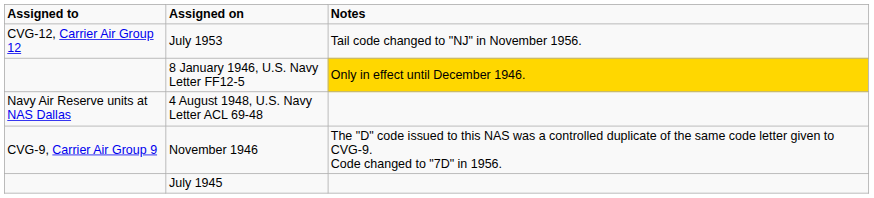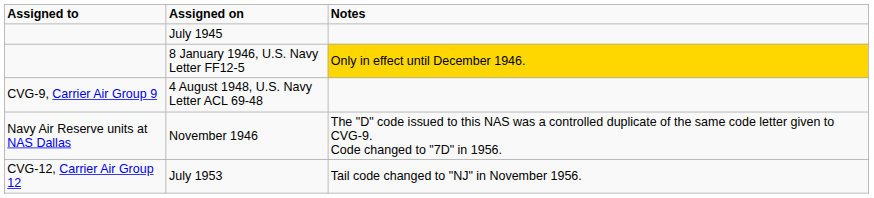rows swapped: (196, 183) <-> (196, 41)
(77, 108) Navy Air Reserve units at NAS Dallas -> (82, 94) CVG-9, Carrier Air Group 9
(82, 149) CVG-9, Carrier Air Group 9 -> (77, 135) Navy Air Reserve units at NAS Dallas
